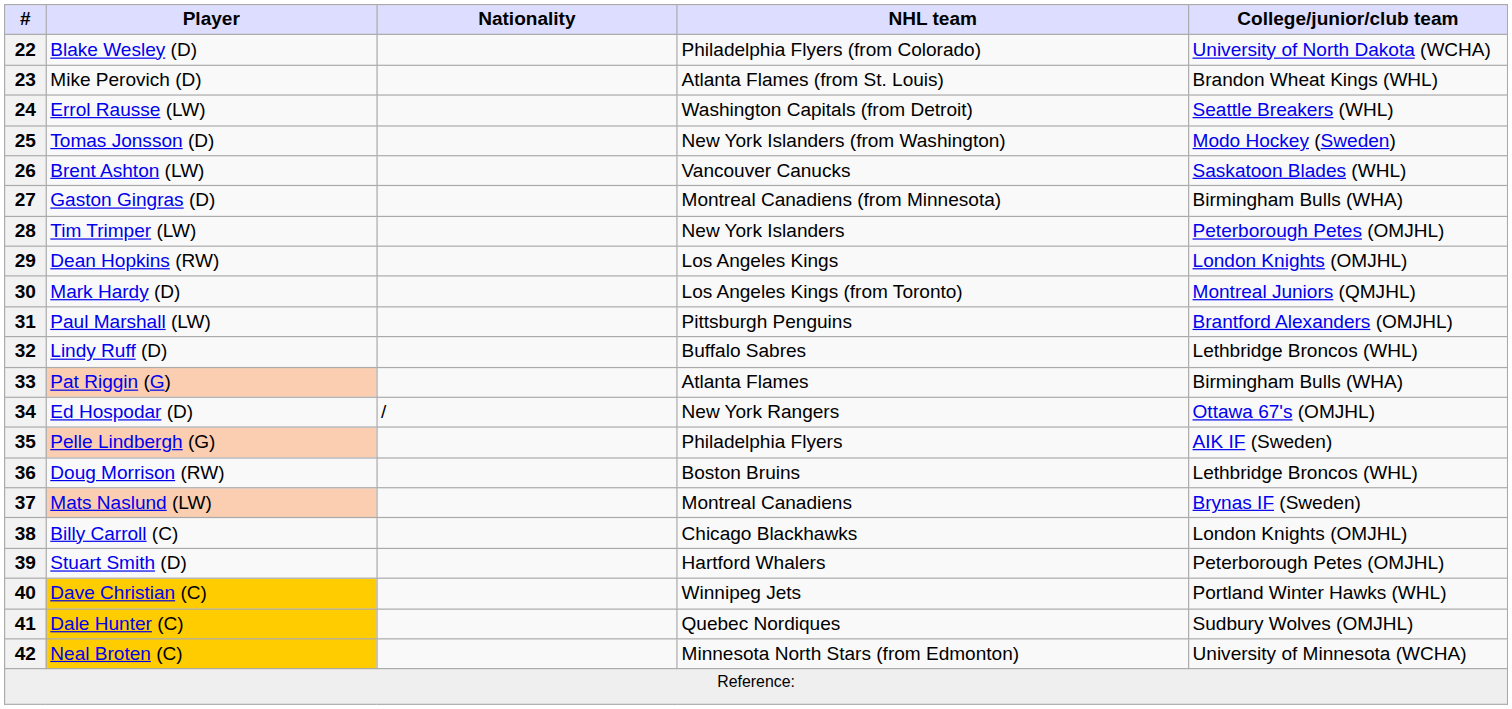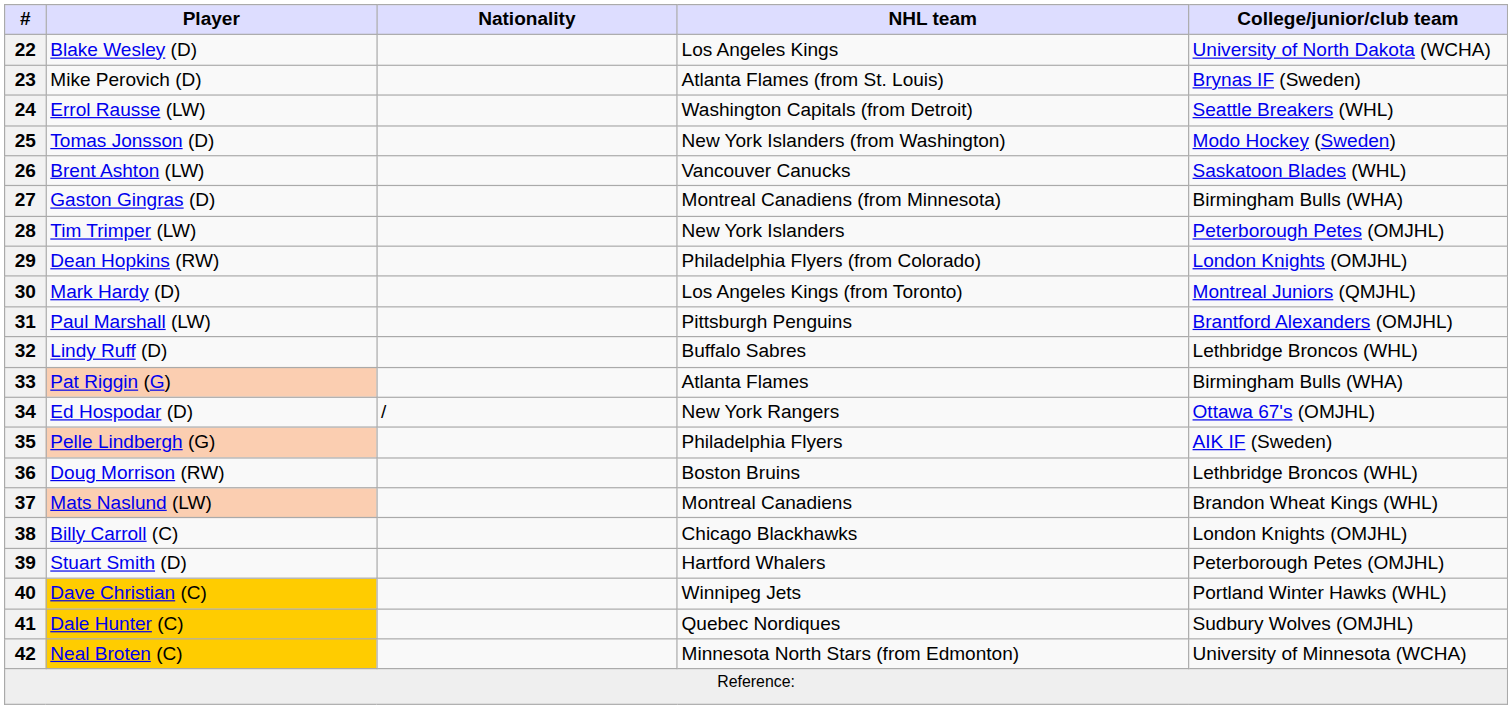(831, 49) Philadelphia Flyers (from Colorado) -> (760, 49) Los Angeles Kings
(1315, 79) Brandon Wheat Kings (WHL) -> (1277, 79) Brynas IF (Sweden)
(760, 261) Los Angeles Kings -> (831, 261) Philadelphia Flyers (from Colorado)
(1277, 502) Brynas IF (Sweden) -> (1315, 502) Brandon Wheat Kings (WHL)
